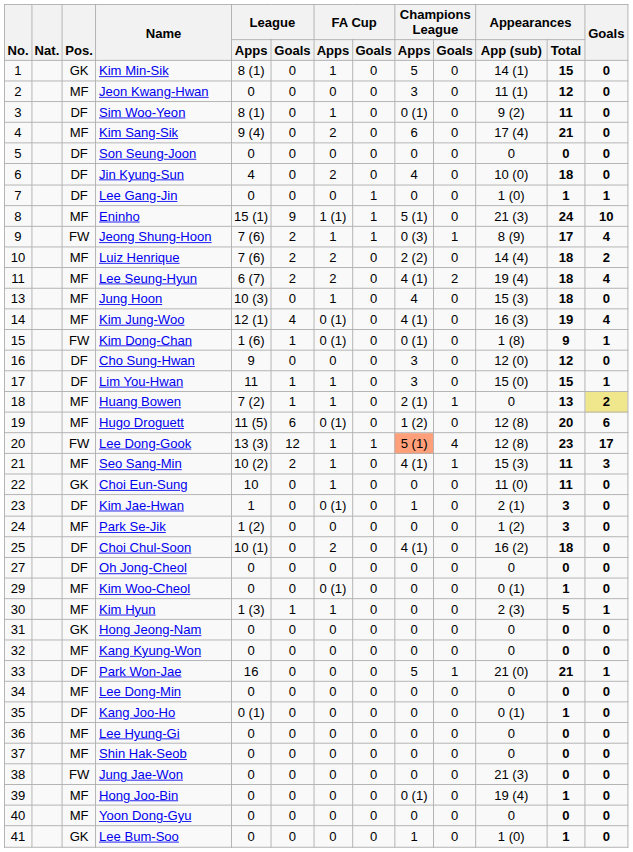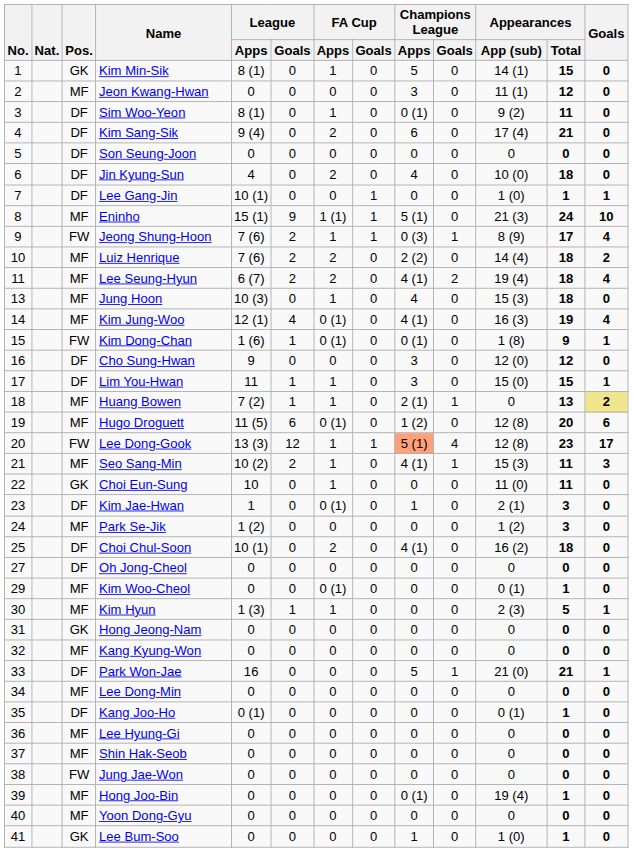(79, 133) MF -> (79, 133) DF
(251, 195) 0 -> (251, 195) 10 (1)
(511, 775) 21 (3) -> (511, 775) 0
